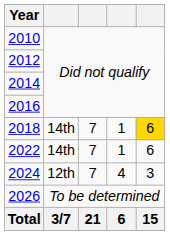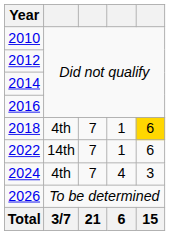(61, 128) 14th -> (61, 128) 4th
(61, 173) 12th -> (61, 173) 4th
